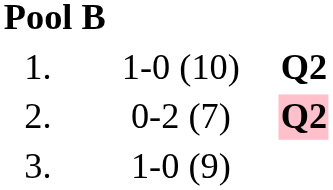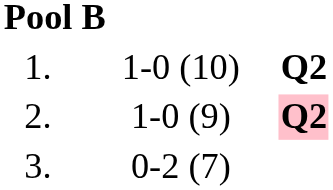(181, 116) 0-2 (7) -> (181, 116) 1-0 (9)
(181, 166) 1-0 (9) -> (181, 166) 0-2 (7)
